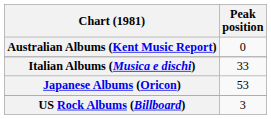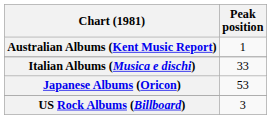(243, 47) 0 -> (243, 47) 1
